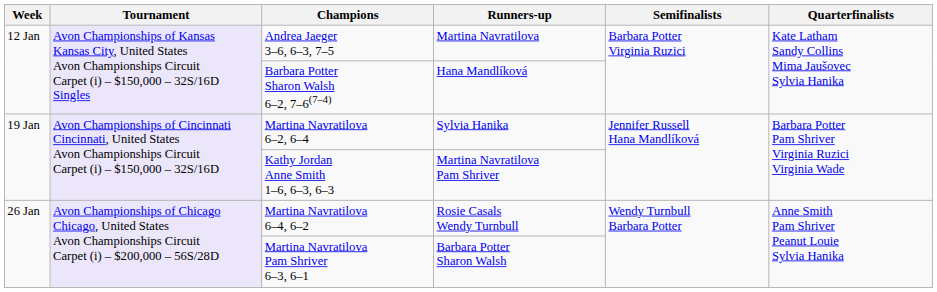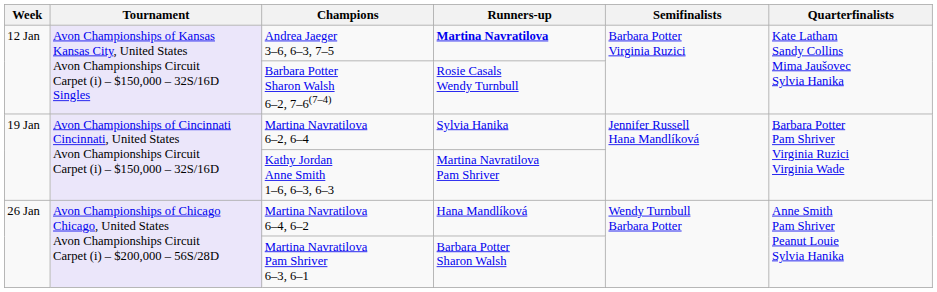(488, 35) normal -> (492, 35) bold
(482, 71) Hana Mandlíková -> (478, 79) Rosie Casals Wendy Turnbull
(478, 218) Rosie Casals Wendy Turnbull -> (482, 211) Hana Mandlíková
